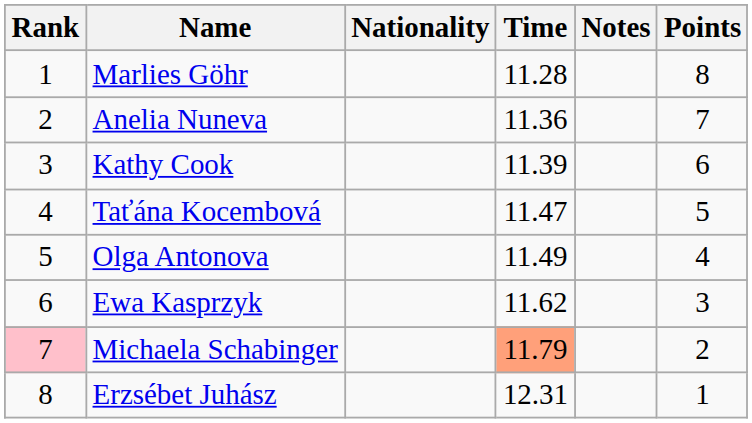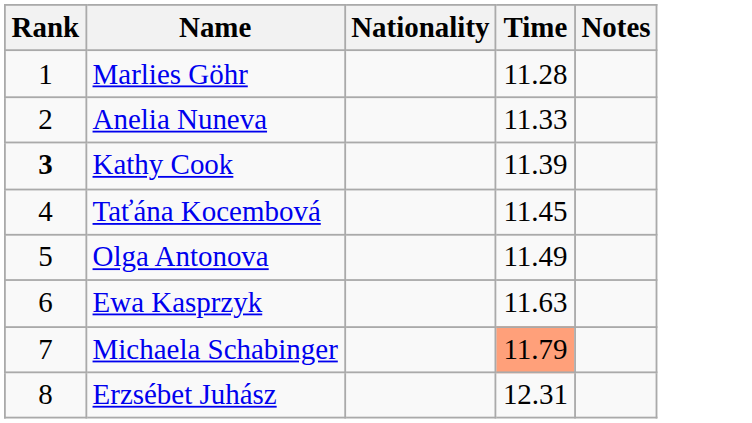- column: (703, 27)
(535, 119) 11.36 -> (535, 119) 11.33
(45, 165) normal -> (45, 165) bold
(535, 211) 11.47 -> (535, 211) 11.45
(535, 303) 11.62 -> (535, 303) 11.63
(45, 348) pink background -> (45, 348) no background
